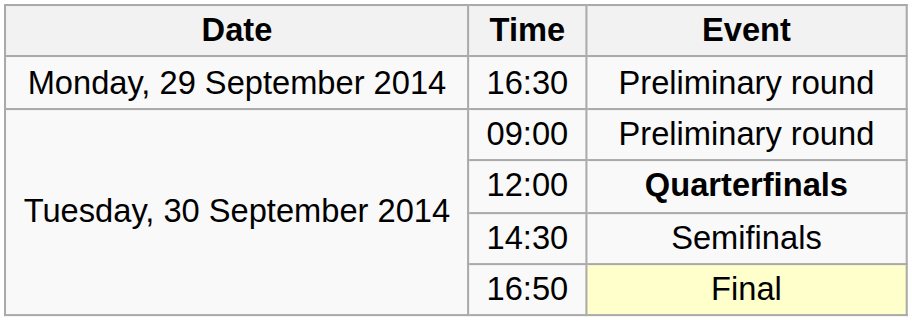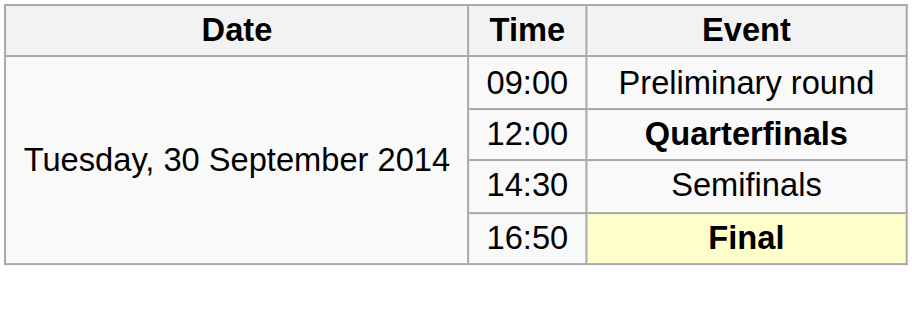- row: (527, 82)
(746, 289) normal -> (746, 237) bold
